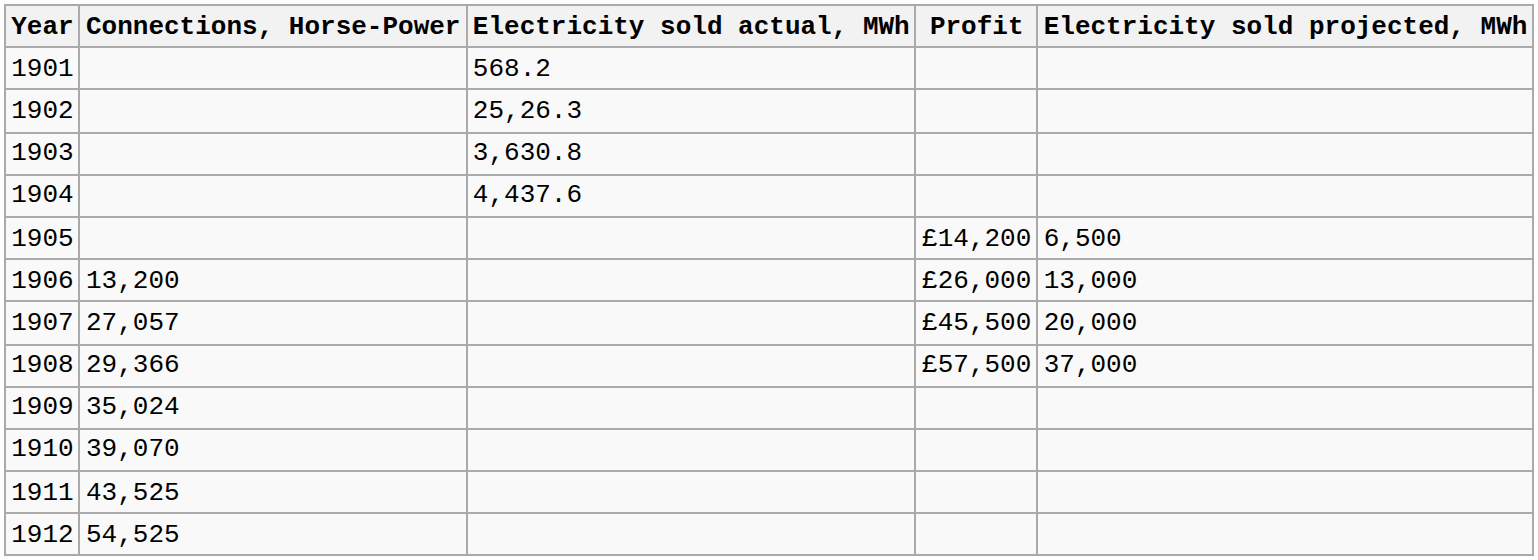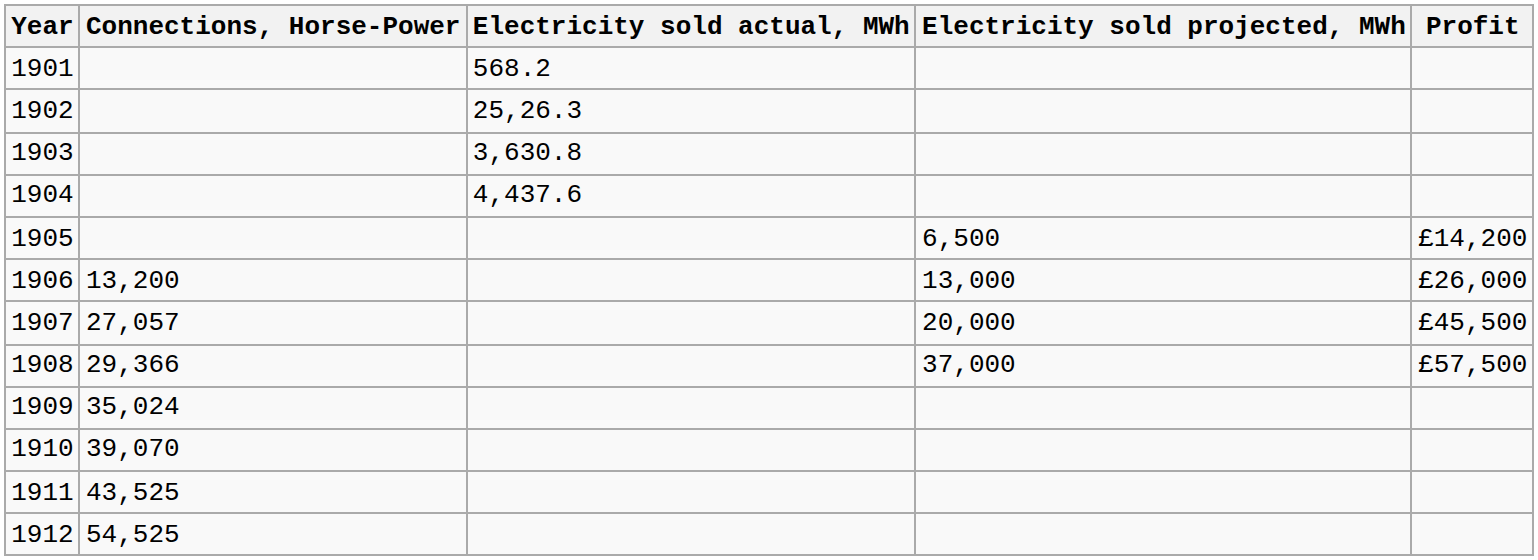columns swapped: (1286, 26) <-> (977, 26)
